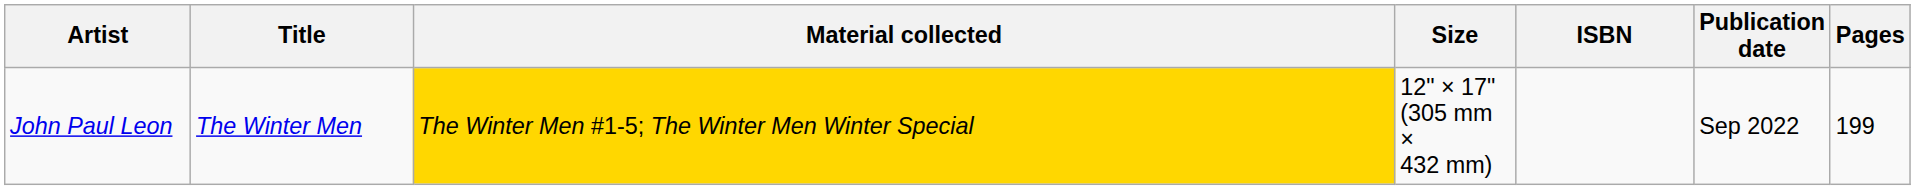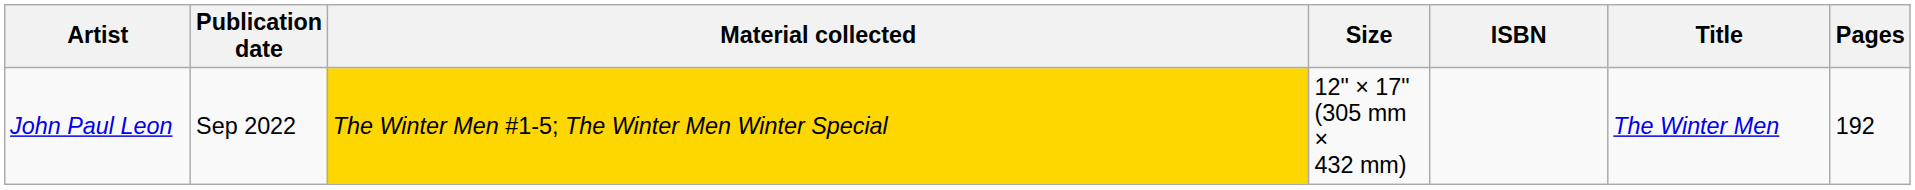columns swapped: (302, 36) <-> (1762, 36)
(1855, 125) 199 -> (1855, 125) 192
